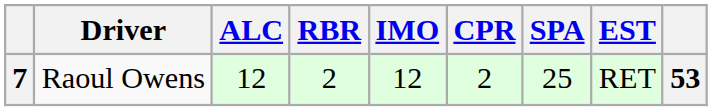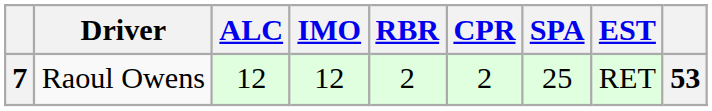columns swapped: (407, 28) <-> (329, 28)
